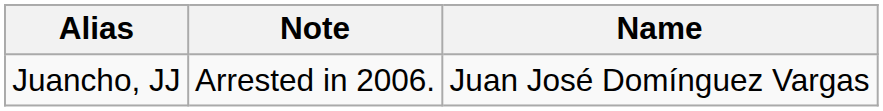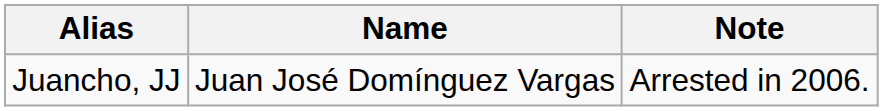columns swapped: (660, 29) <-> (315, 29)
